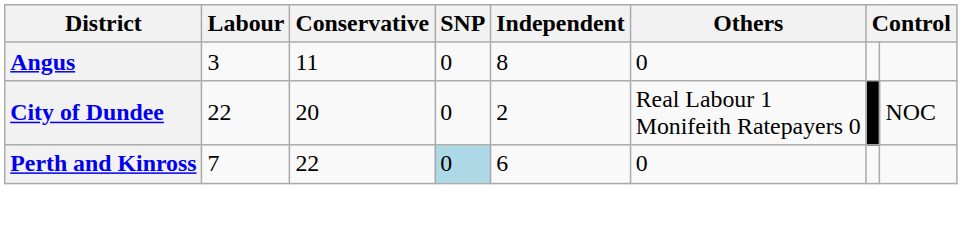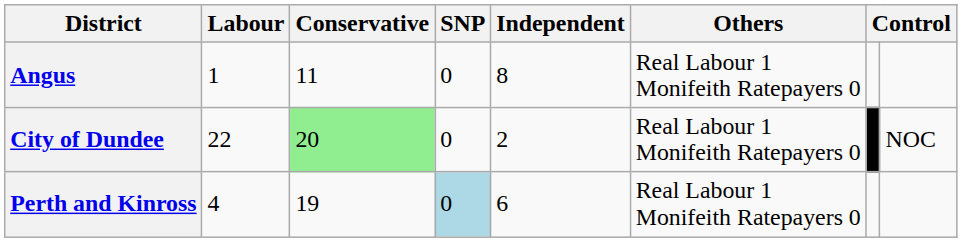(214, 61) 3 -> (214, 74) 1
(642, 61) 0 -> (748, 74) Real Labour 1 Monifeith Ratepayers 0
(307, 112) no background -> (307, 139) lightgreen background
(214, 163) 7 -> (214, 203) 4
(307, 163) 22 -> (307, 203) 19
(642, 163) 0 -> (748, 203) Real Labour 1 Monifeith Ratepayers 0
